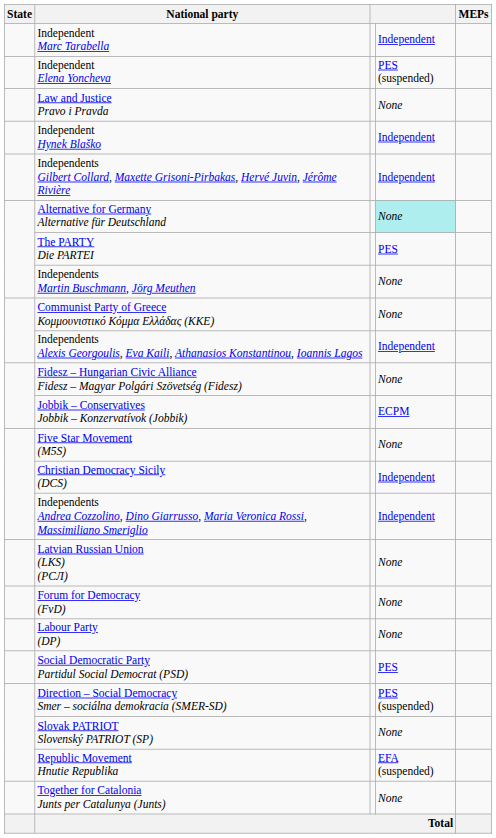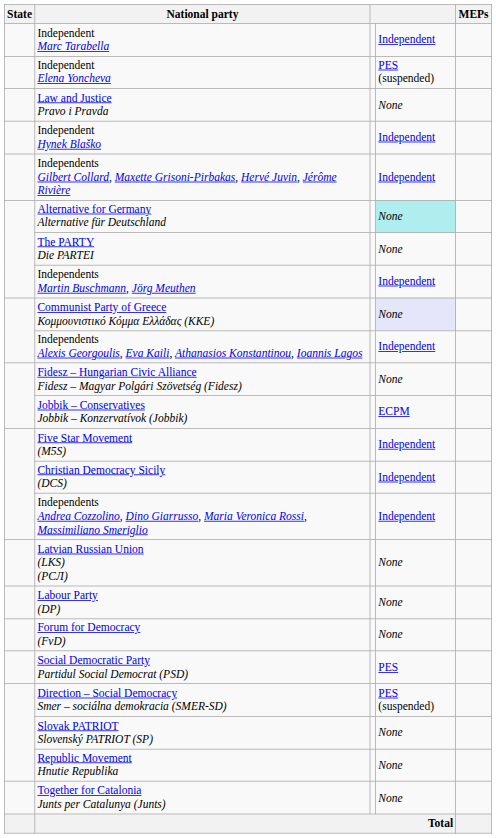(388, 249) PES -> (390, 249) None
(390, 281) None -> (407, 281) Independent
(390, 314) no background -> (390, 314) lavender background
(390, 444) None -> (407, 444) Independent
rows swapped: (68, 635) <-> (89, 602)
(406, 765) EFA (suspended) -> (390, 765) None
